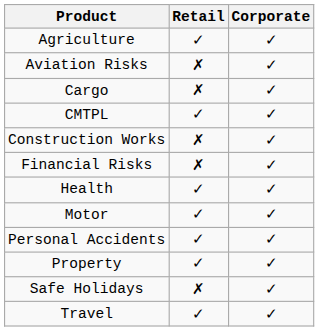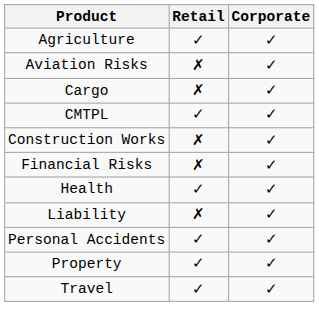+ row: (87, 215)
- row: (87, 215)
- row: (87, 289)
